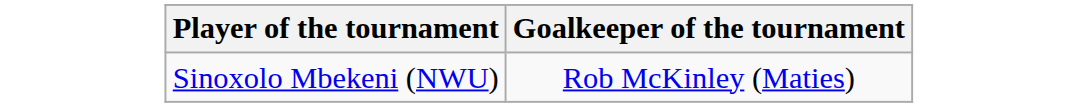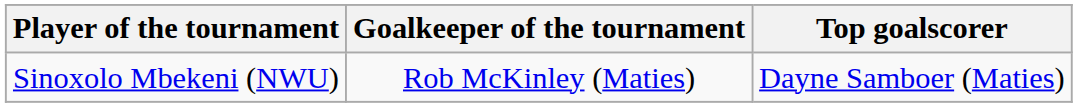+ column: (912, 28)
